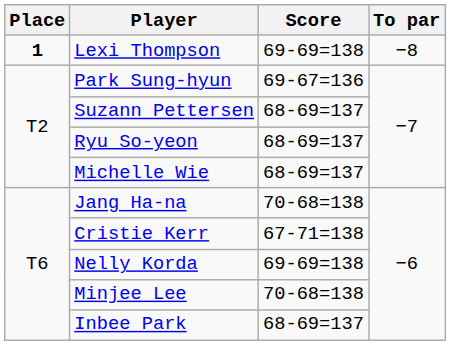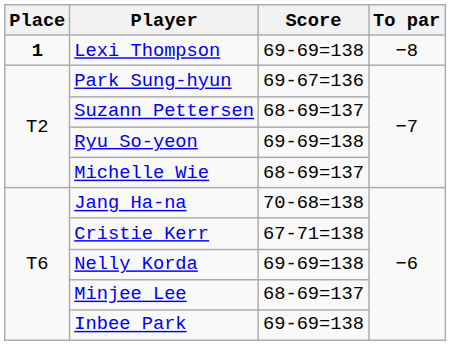(313, 142) 68-69=137 -> (313, 142) 69-69=138
(313, 295) 70-68=138 -> (313, 295) 68-69=137
(313, 325) 68-69=137 -> (313, 325) 69-69=138
